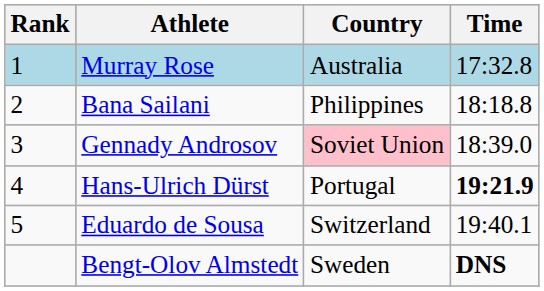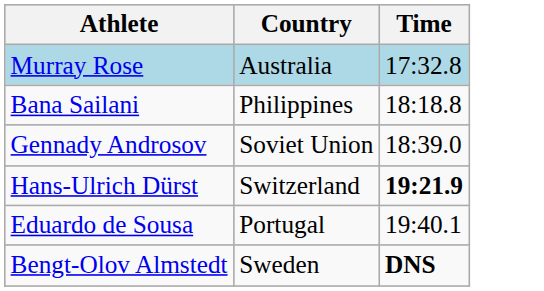- column: (40, 24)
(377, 144) pink background -> (306, 144) no background
(353, 184) Portugal -> (300, 184) Switzerland
(370, 225) Switzerland -> (282, 225) Portugal
